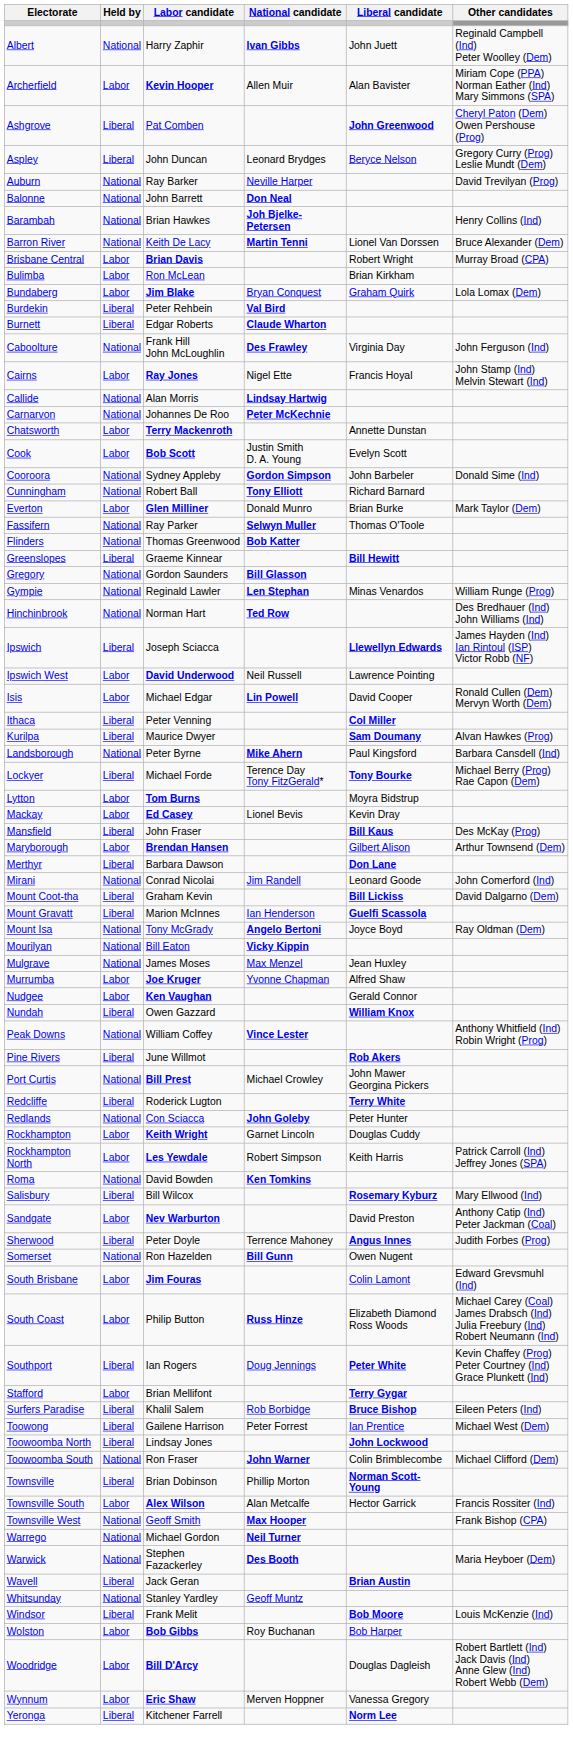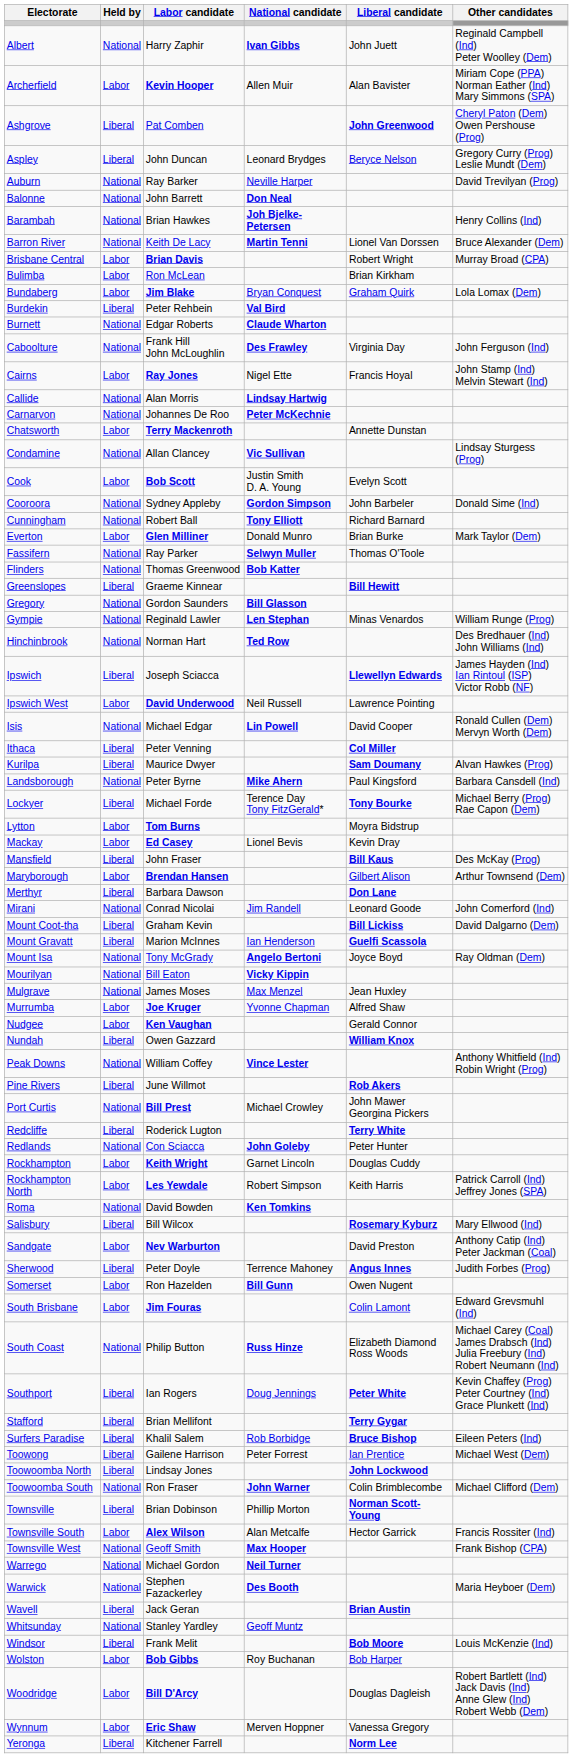(118, 325) Liberal -> (122, 325) National
+ row: (33, 453)
(116, 698) Labor -> (122, 726) National
(122, 1257) National -> (116, 1285) Labor
(116, 1319) Labor -> (122, 1348) National
(116, 1393) Labor -> (118, 1422) Liberal
